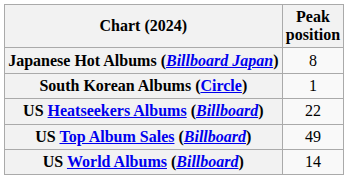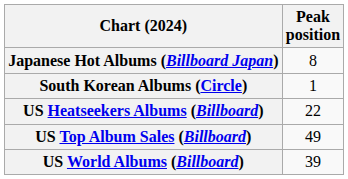(313, 162) 14 -> (313, 162) 39
